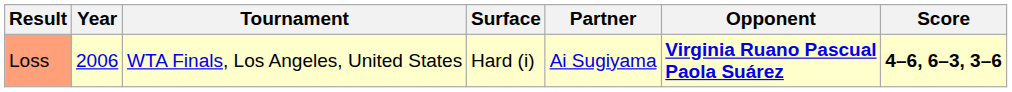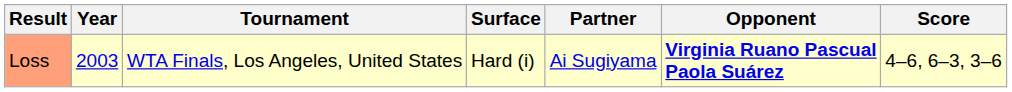(97, 60) 2006 -> (97, 60) 2003
(944, 60) bold -> (944, 60) normal
